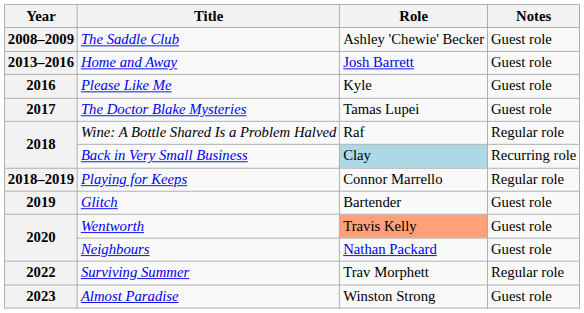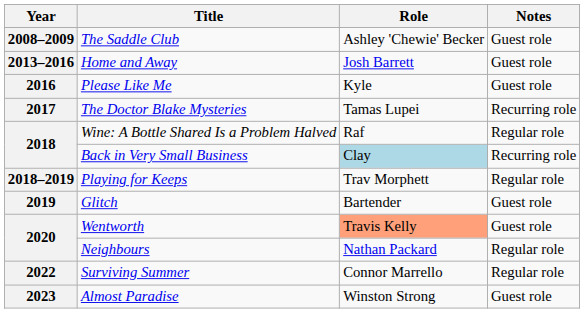(521, 109) Guest role -> (534, 109) Recurring role
(393, 179) Connor Marrello -> (386, 179) Trav Morphett
(521, 249) Guest role -> (528, 249) Regular role
(386, 272) Trav Morphett -> (393, 272) Connor Marrello
